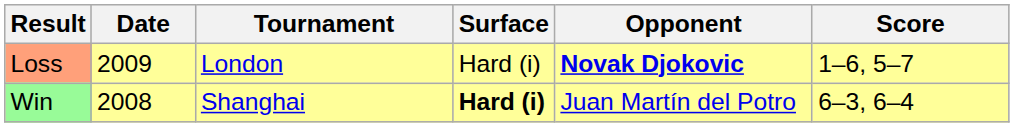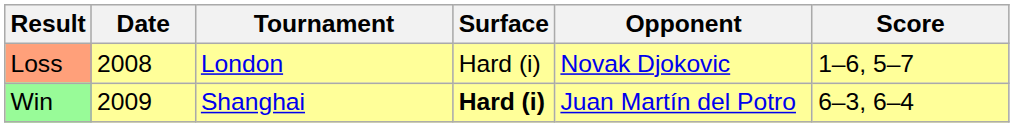(125, 63) 2009 -> (125, 63) 2008
(652, 63) bold -> (645, 63) normal
(125, 102) 2008 -> (125, 102) 2009
